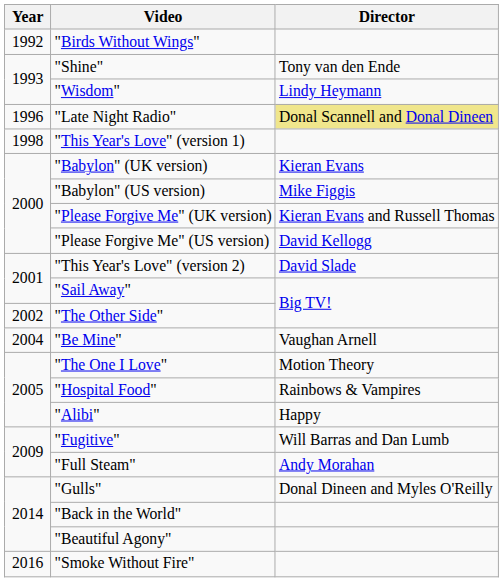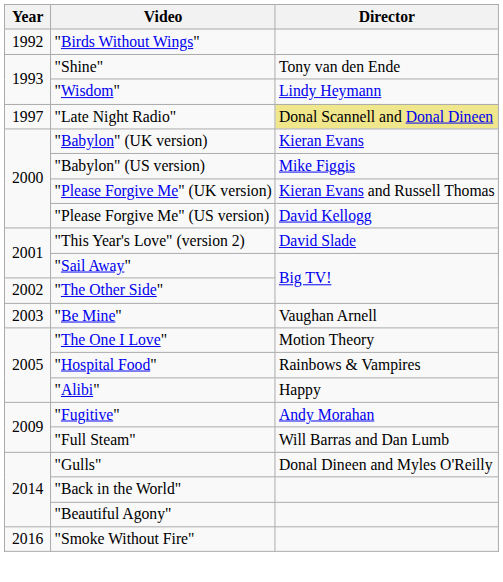(28, 116) 1996 -> (28, 116) 1997
- row: (150, 141)
(28, 340) 2004 -> (28, 315) 2003
(364, 439) Will Barras and Dan Lumb -> (327, 414) Andy Morahan
(327, 464) Andy Morahan -> (364, 439) Will Barras and Dan Lumb
